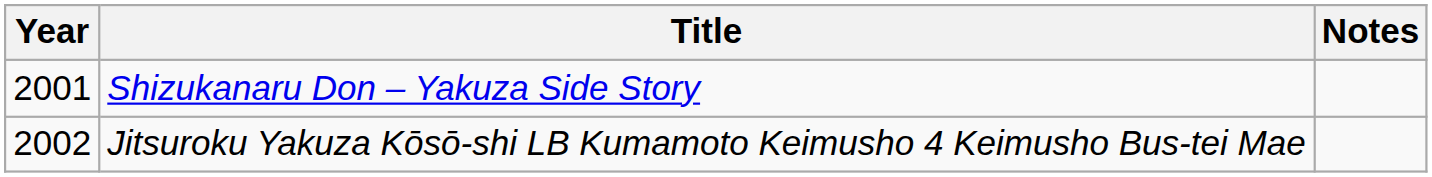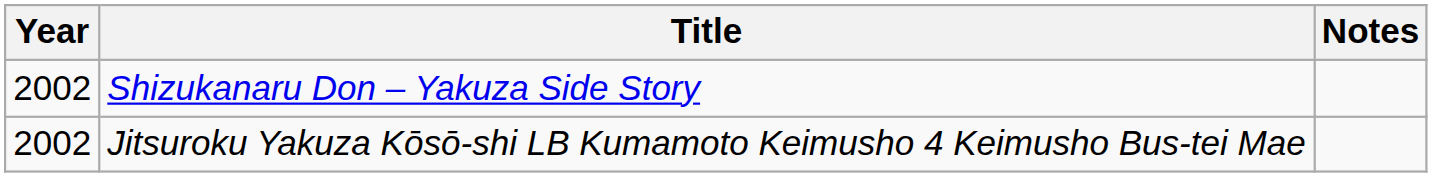(52, 87) 2001 -> (52, 87) 2002
